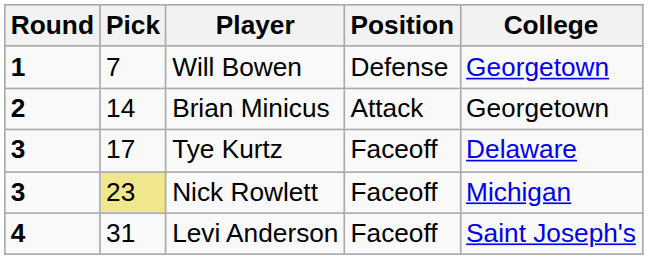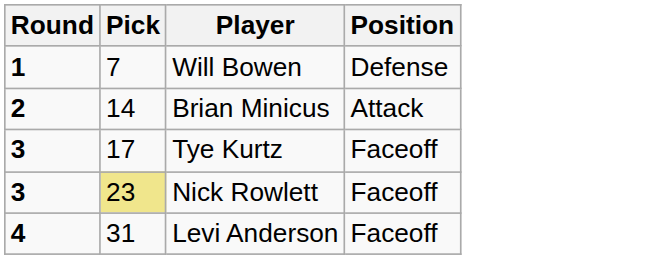- column: (551, 25)
